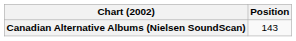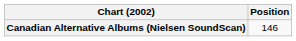(270, 28) 143 -> (270, 28) 146
